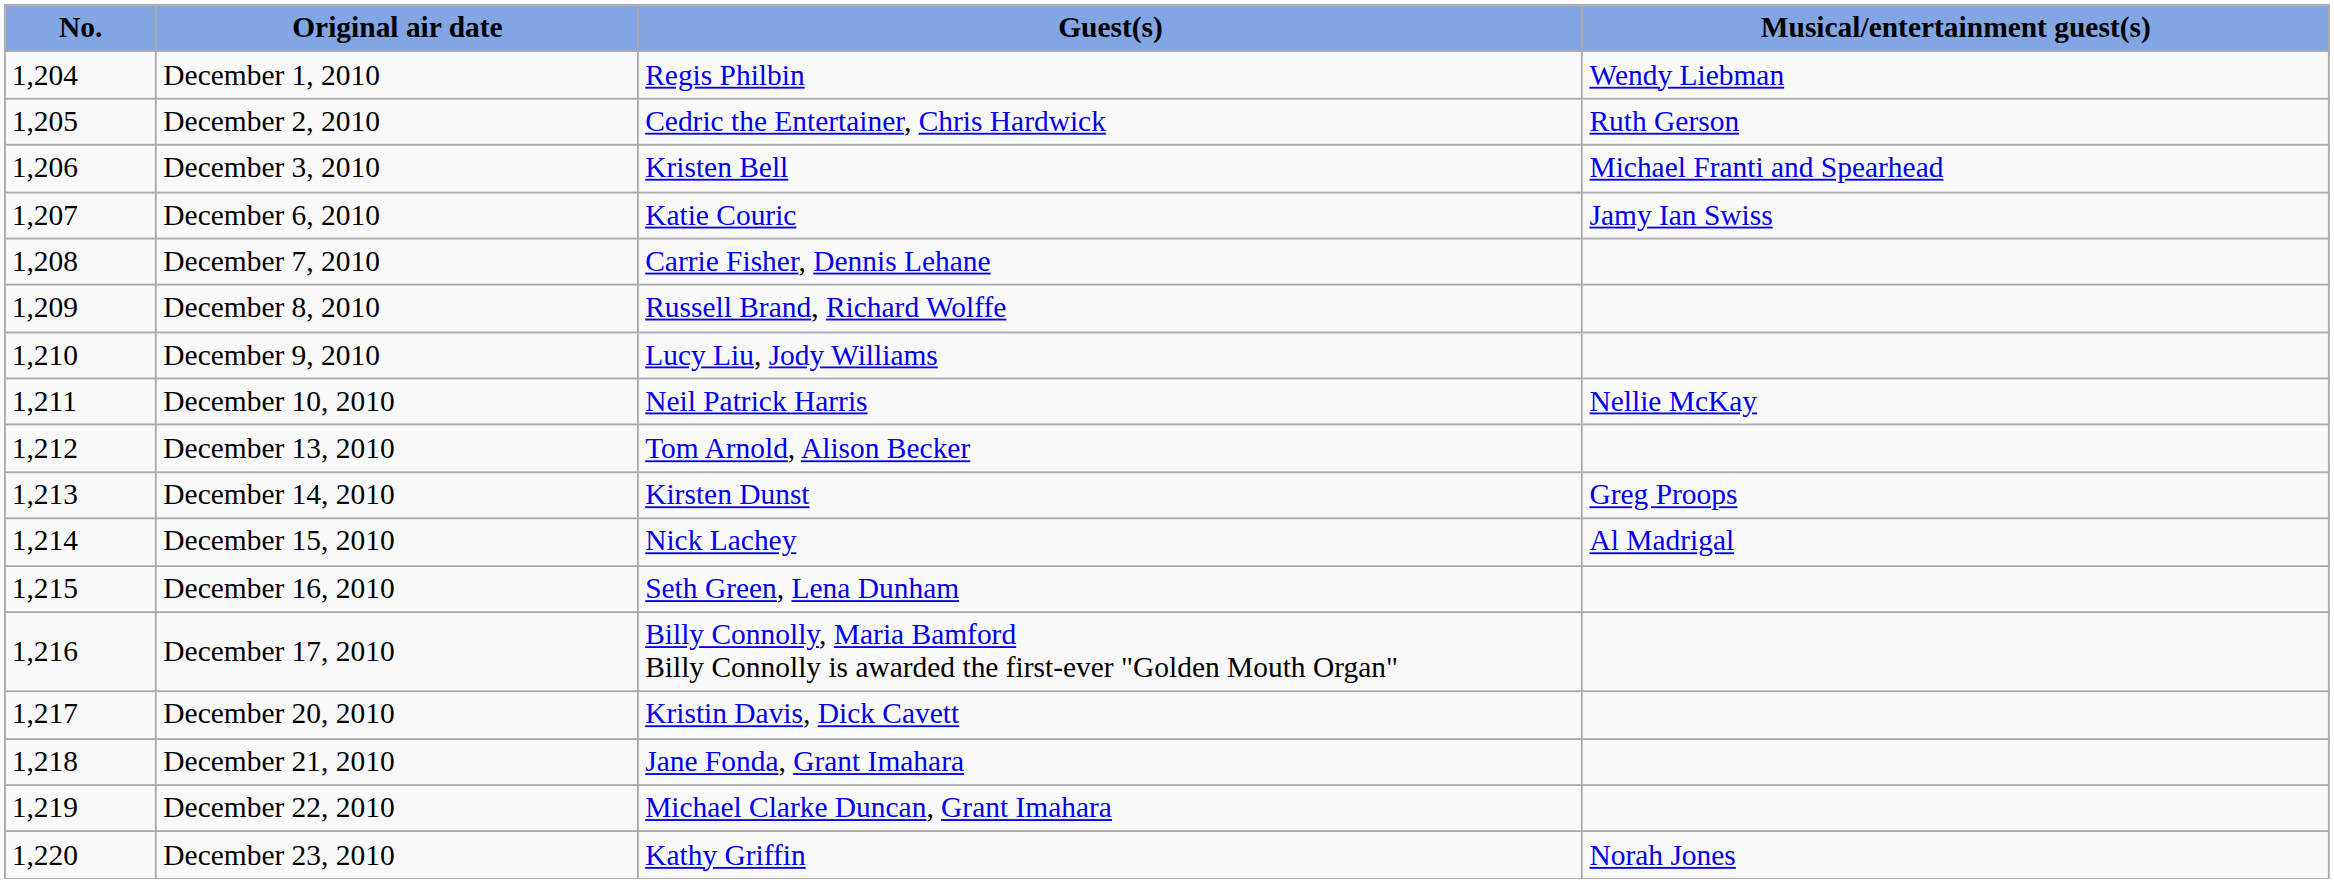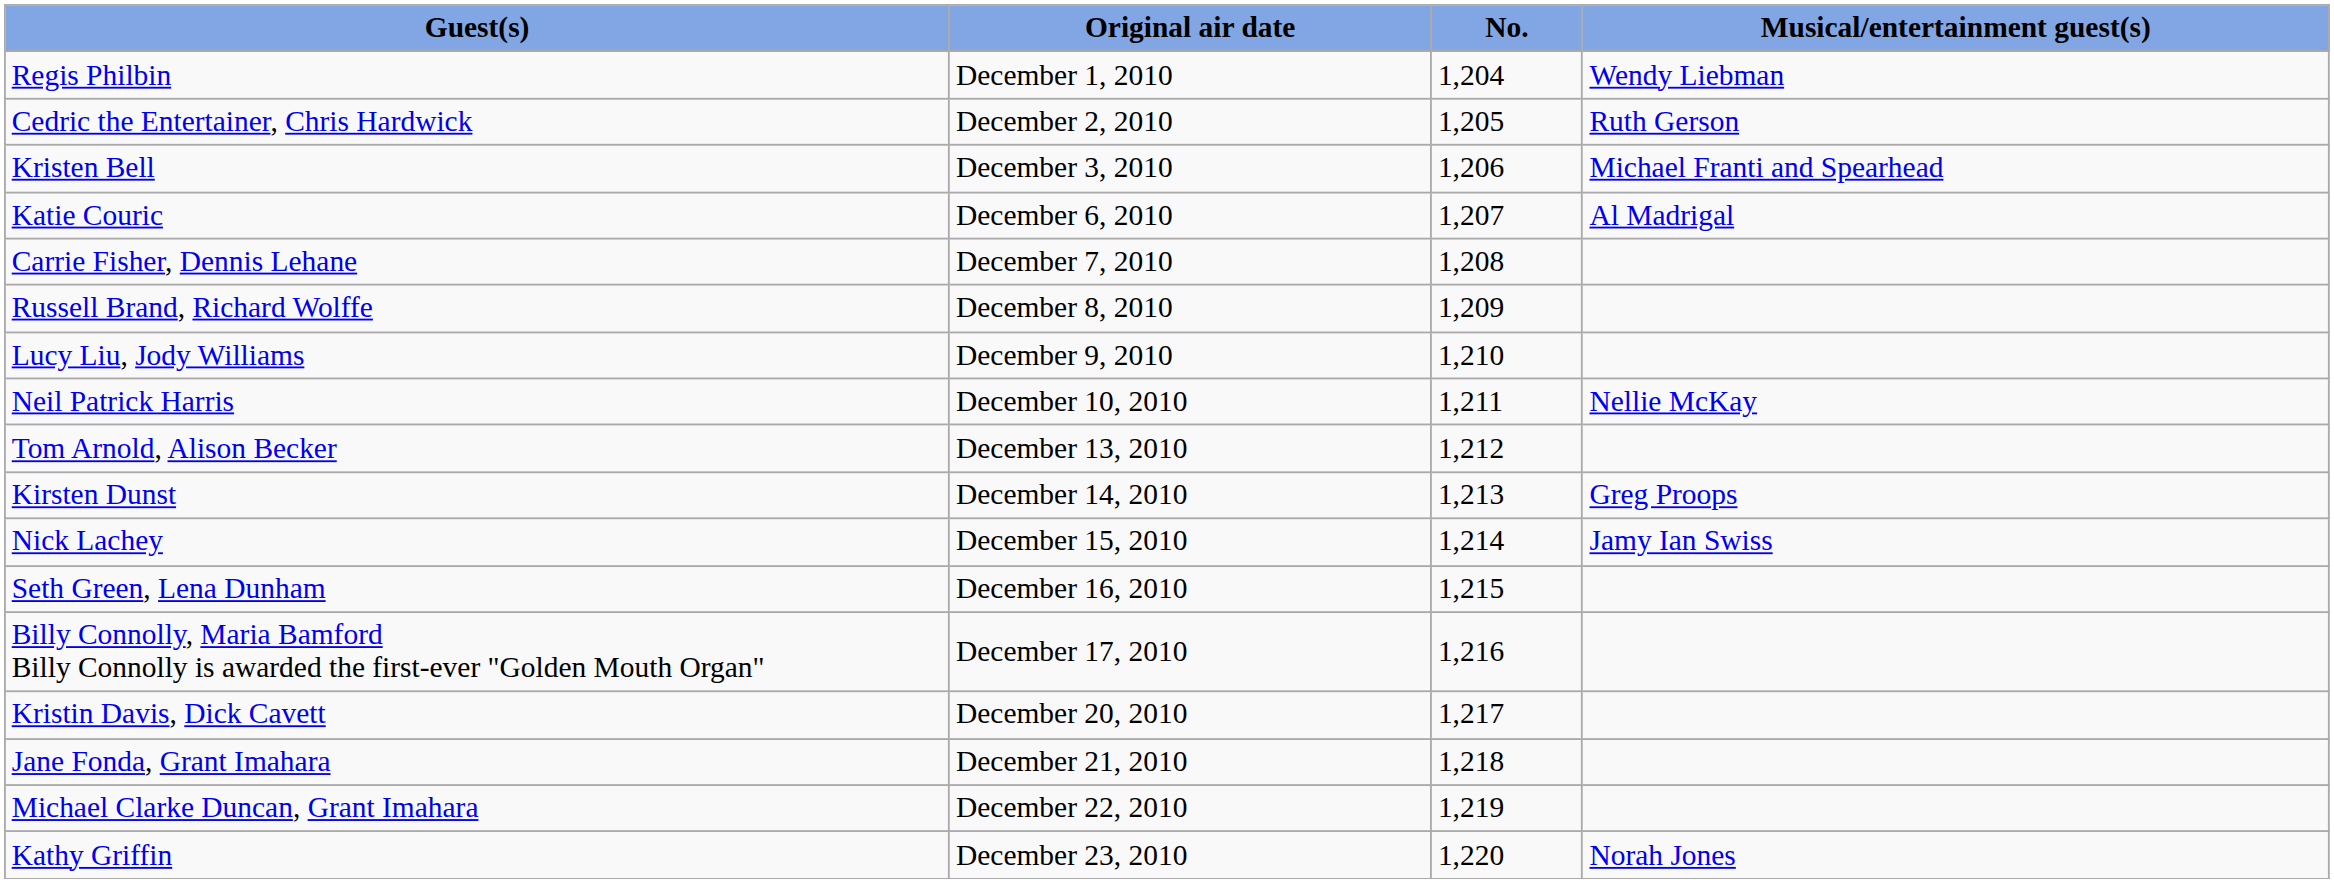columns swapped: (81, 27) <-> (1111, 27)
(1681, 214) Jamy Ian Swiss -> (1662, 214) Al Madrigal
(1662, 541) Al Madrigal -> (1681, 541) Jamy Ian Swiss
